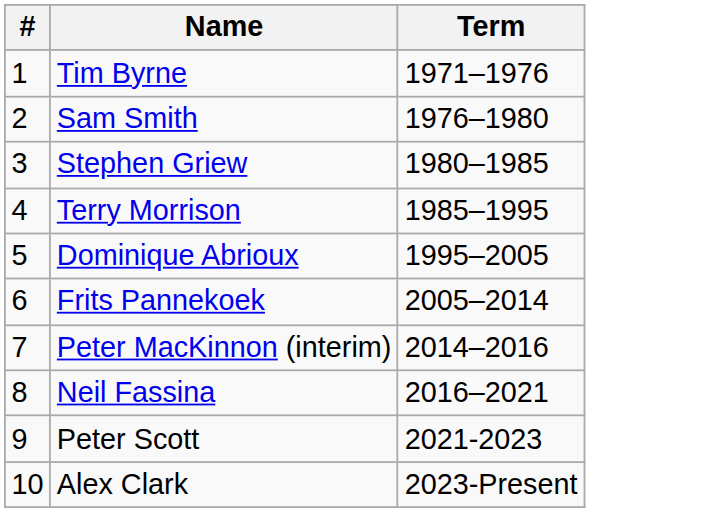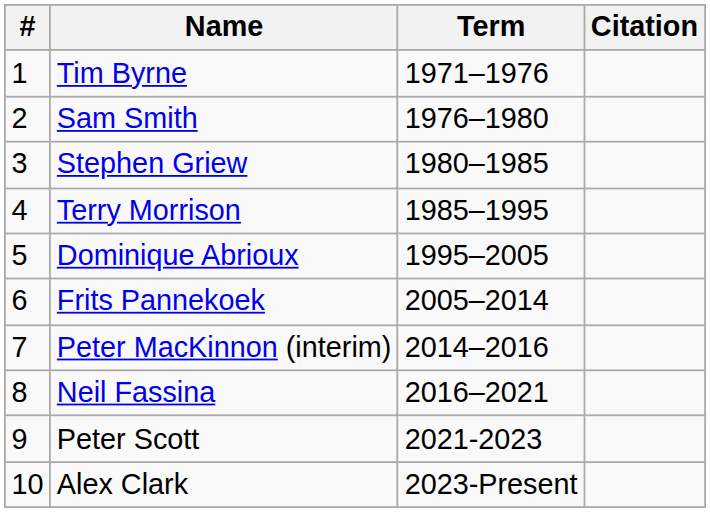+ column: (644, 27)
